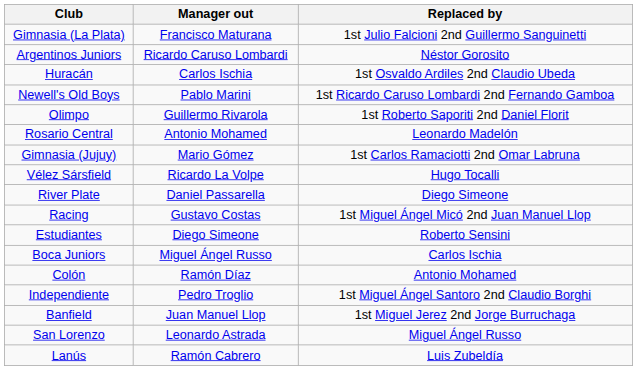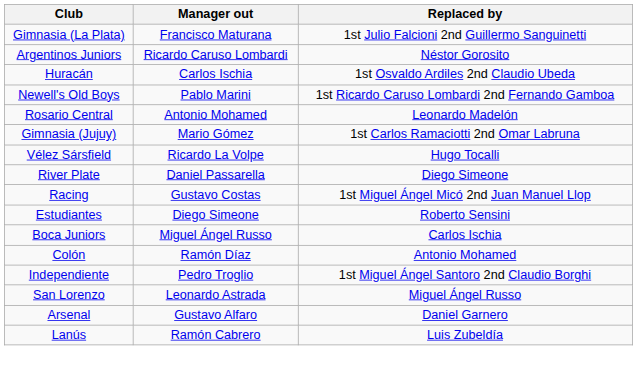- row: (69, 114)
- row: (69, 315)
+ row: (69, 315)
